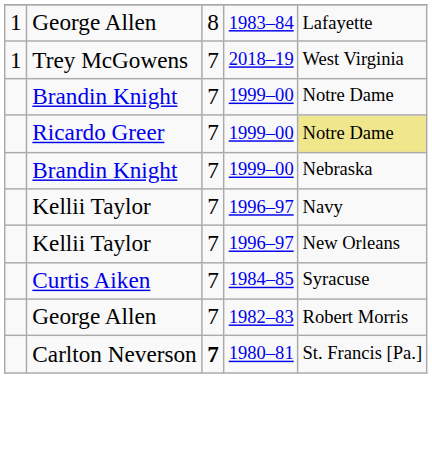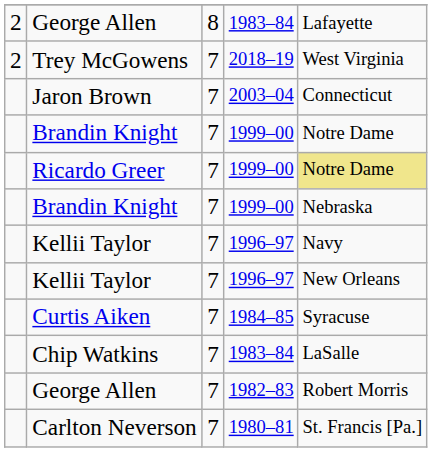(16, 22) 1 -> (16, 22) 2
(16, 59) 1 -> (16, 59) 2
+ row: (92, 96)
+ row: (95, 354)
(213, 354) bold -> (213, 427) normal
